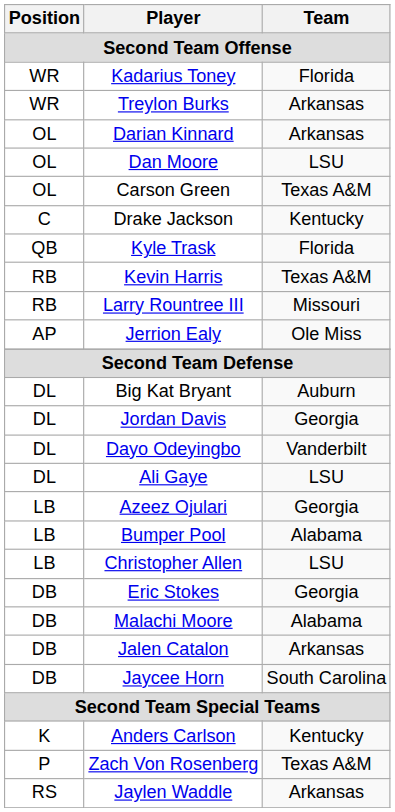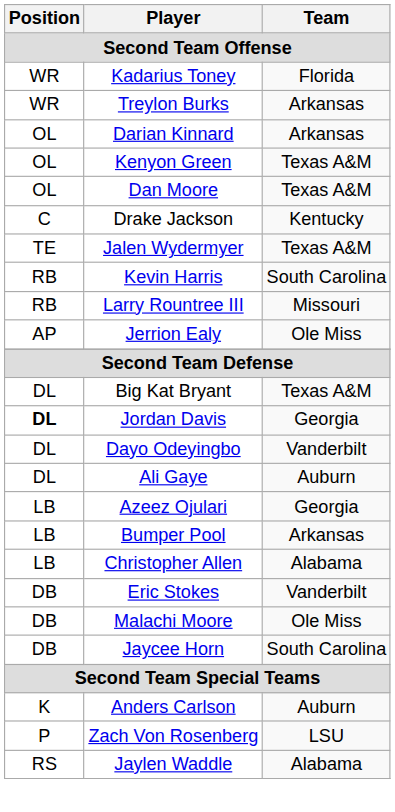+ row: (173, 162)
(326, 162) LSU -> (326, 190) Texas A&M
- row: (173, 190)
+ row: (173, 248)
- row: (173, 248)
(326, 276) Texas A&M -> (326, 276) South Carolina
(326, 391) Auburn -> (326, 391) Texas A&M
(44, 420) normal -> (44, 420) bold
(326, 477) LSU -> (326, 477) Auburn
(326, 534) Alabama -> (326, 534) Arkansas
(326, 563) LSU -> (326, 563) Alabama
(326, 592) Georgia -> (326, 592) Vanderbilt
(326, 620) Alabama -> (326, 620) Ole Miss
- row: (173, 649)
(326, 735) Kentucky -> (326, 707) Auburn
(326, 764) Texas A&M -> (326, 735) LSU
(326, 793) Arkansas -> (326, 764) Alabama
